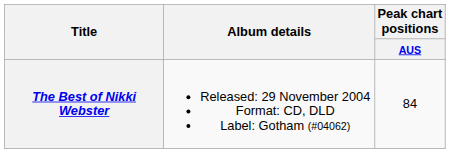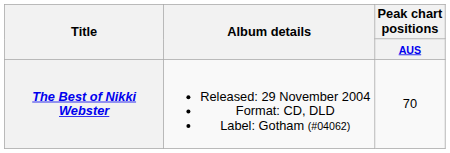(410, 104) 84 -> (410, 104) 70
